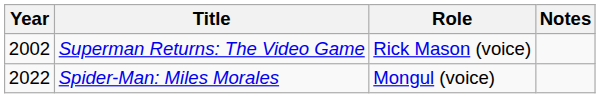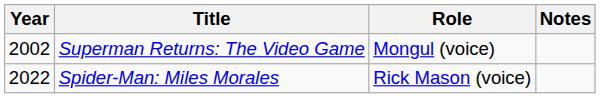(452, 48) Rick Mason (voice) -> (434, 48) Mongul (voice)
(434, 78) Mongul (voice) -> (452, 78) Rick Mason (voice)
